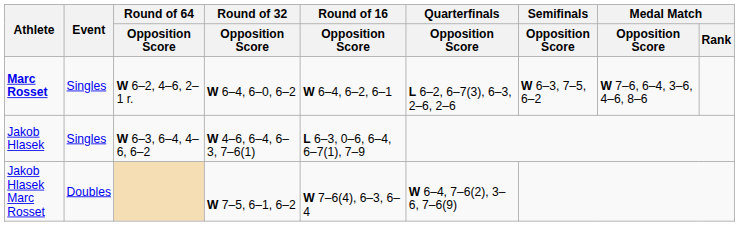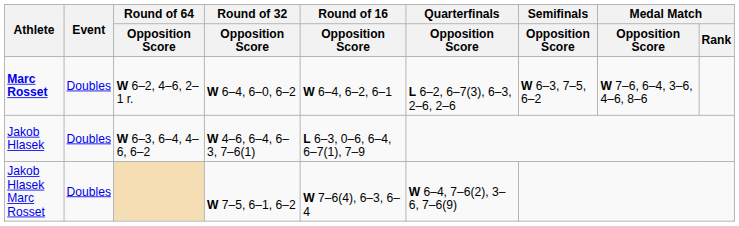(86, 86) Singles -> (89, 86) Doubles
(86, 139) Singles -> (89, 139) Doubles
